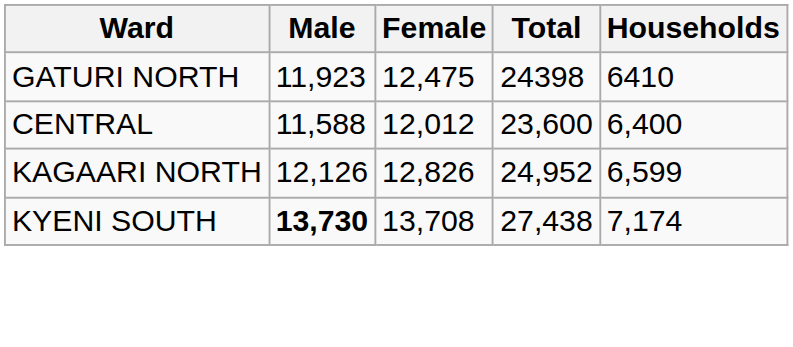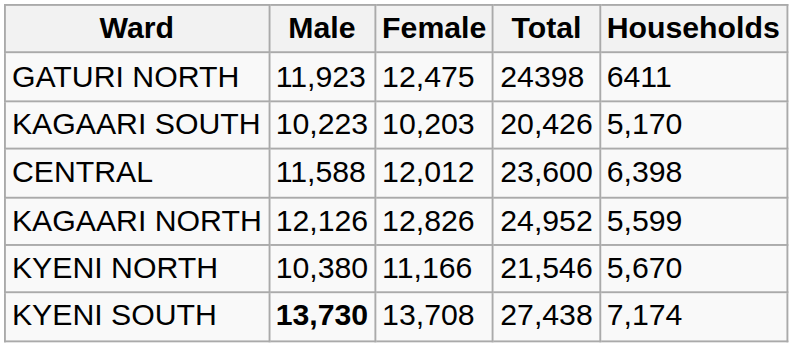(640, 76) 6410 -> (639, 76) 6411
+ row: (136, 124)
(645, 124) 6,400 -> (645, 172) 6,398
(645, 172) 6,599 -> (645, 220) 5,599
+ row: (115, 268)
